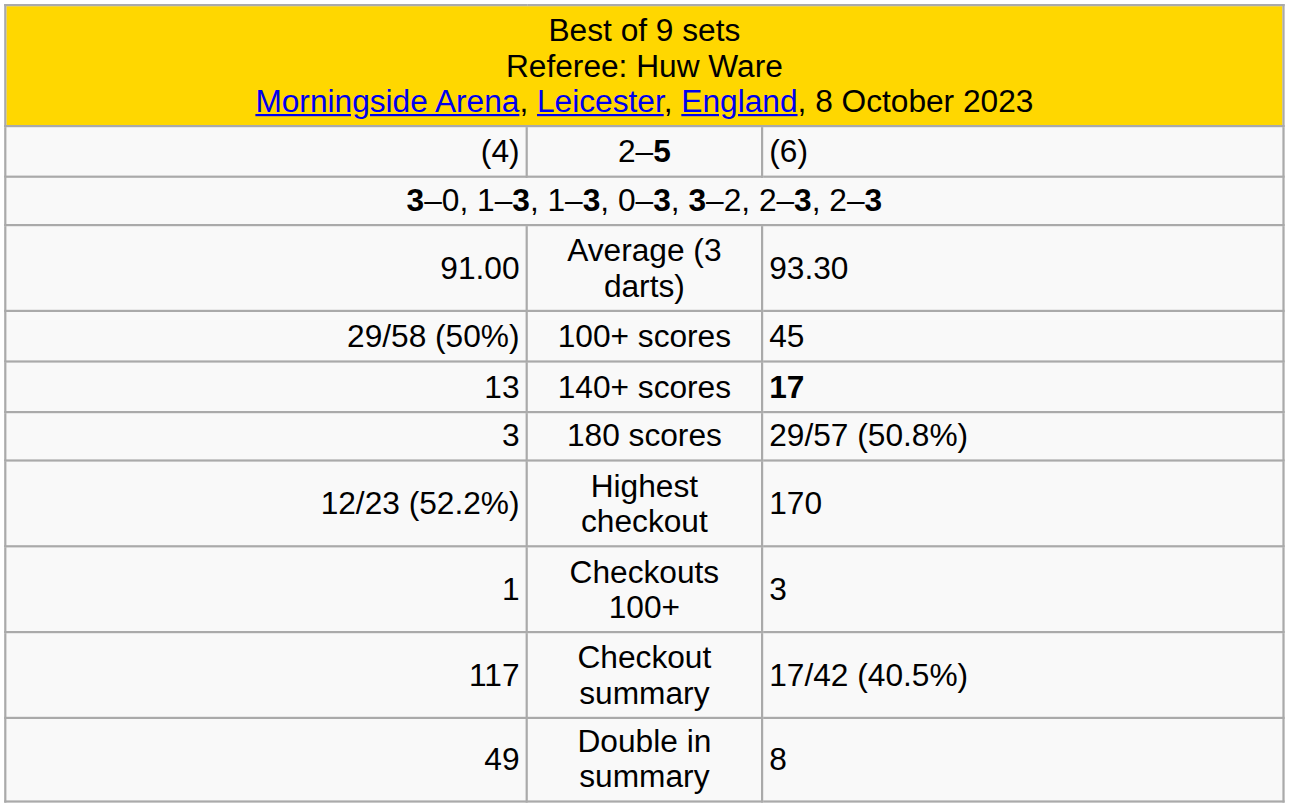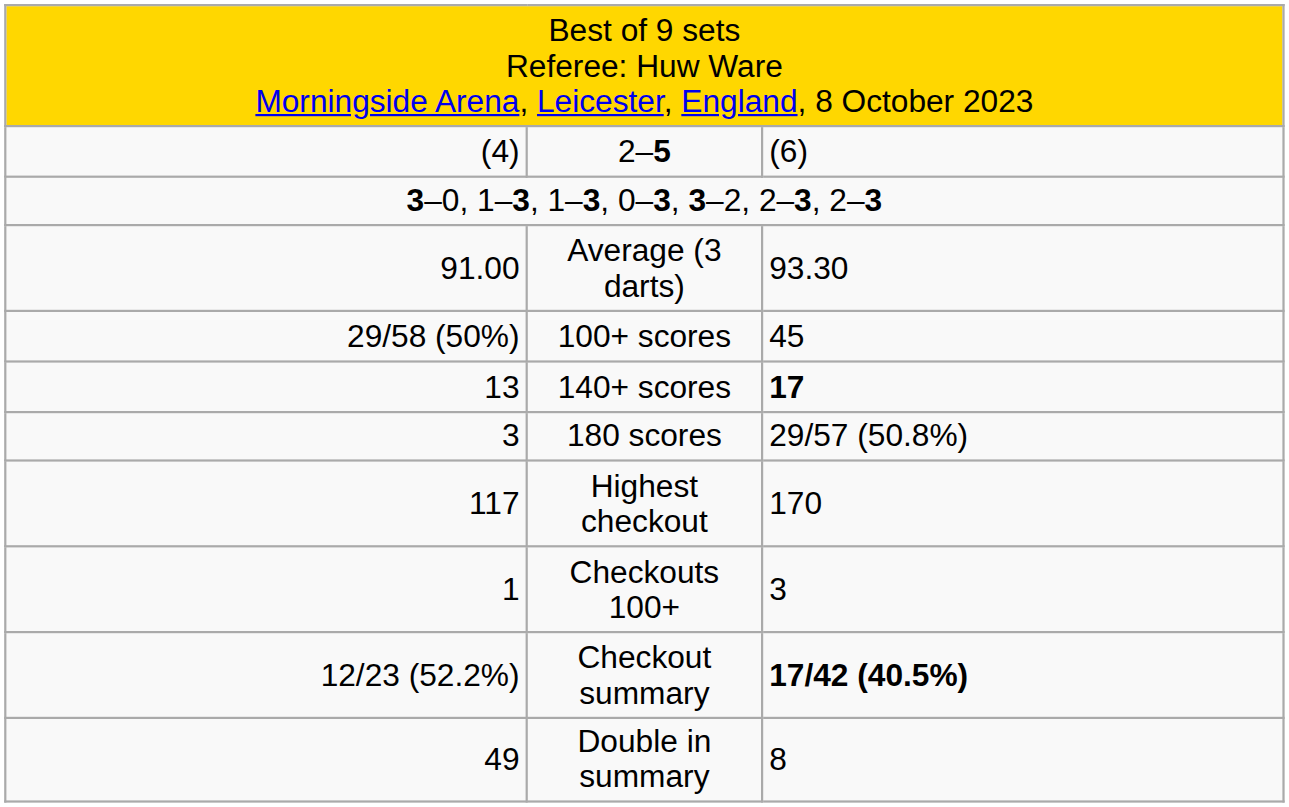(420, 504) 12/23 (52.2%) -> (494, 504) 117
(494, 675) 117 -> (420, 675) 12/23 (52.2%)
(869, 675) normal -> (869, 675) bold
